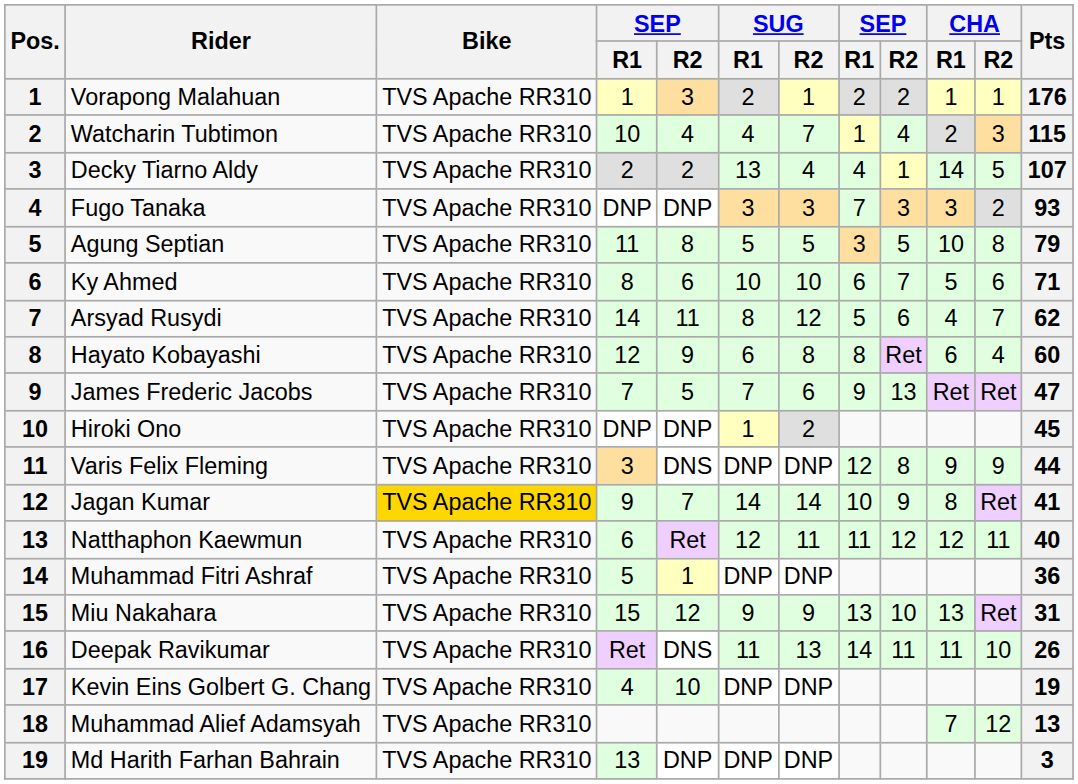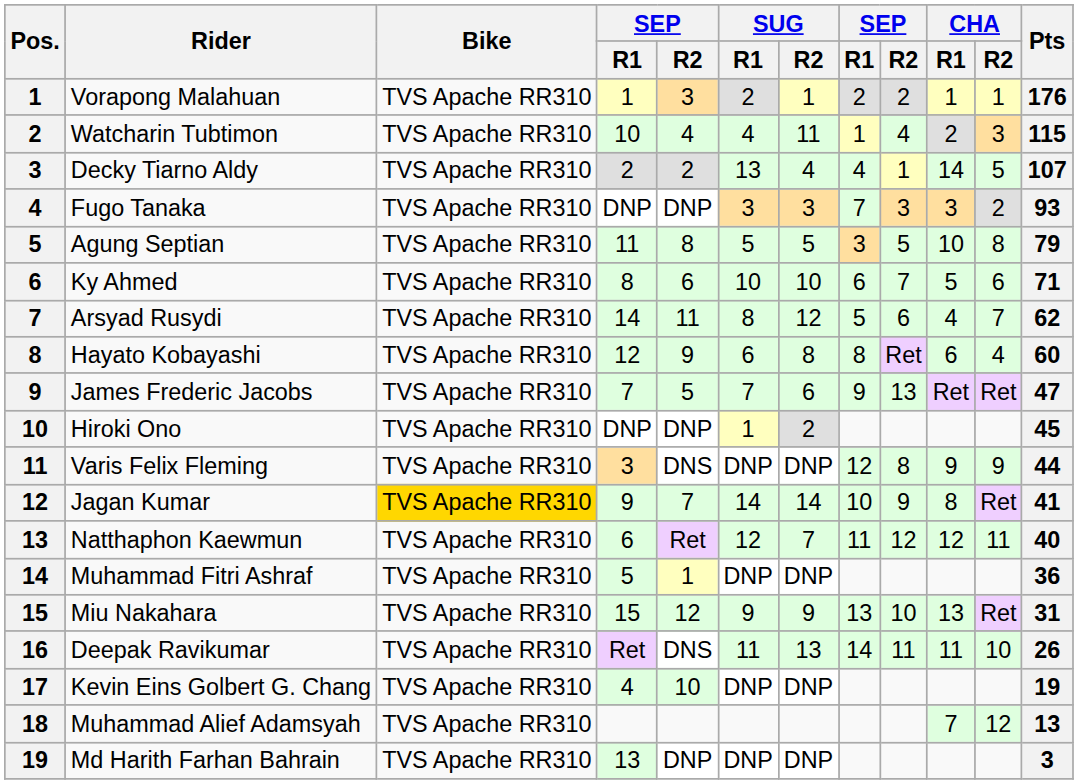(809, 134) 7 -> (809, 134) 11
(809, 539) 11 -> (809, 539) 7
